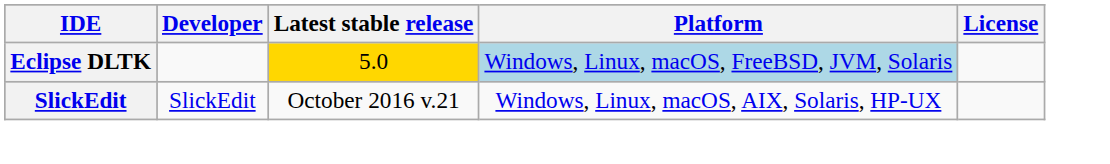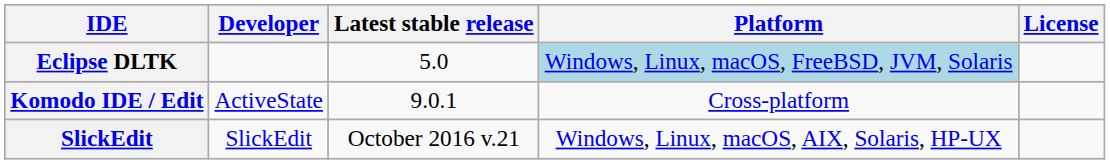(374, 61) gold background -> (434, 61) no background
+ row: (107, 100)
